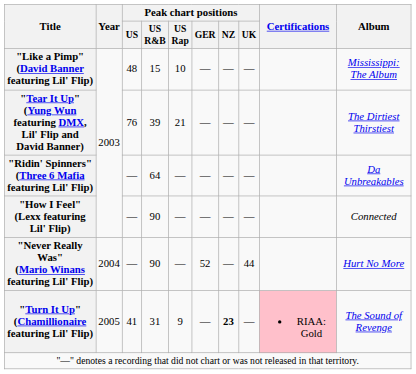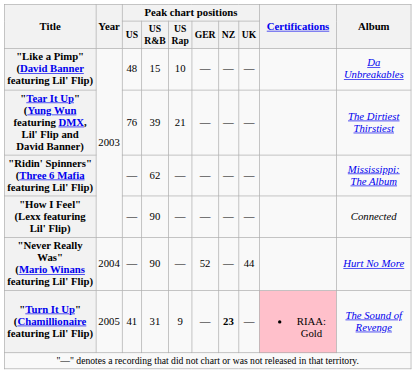(374, 69) Mississippi: The Album -> (374, 69) Da Unbreakables
(155, 175) 64 -> (155, 175) 62
(374, 175) Da Unbreakables -> (374, 175) Mississippi: The Album
